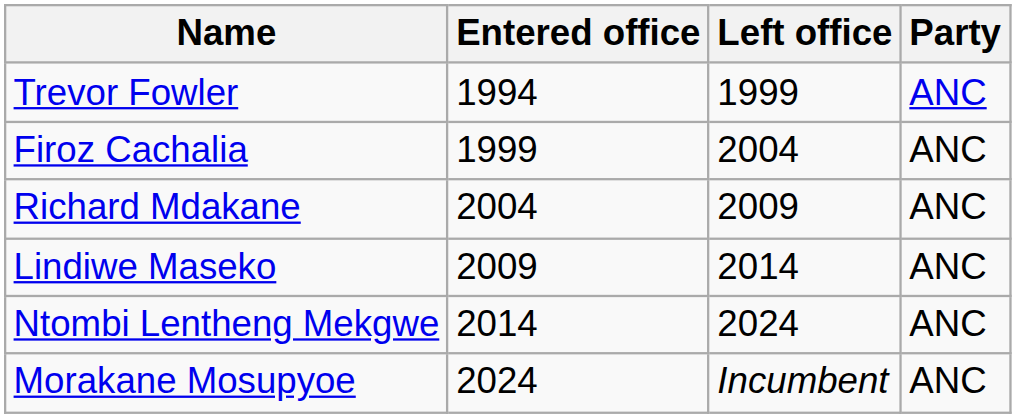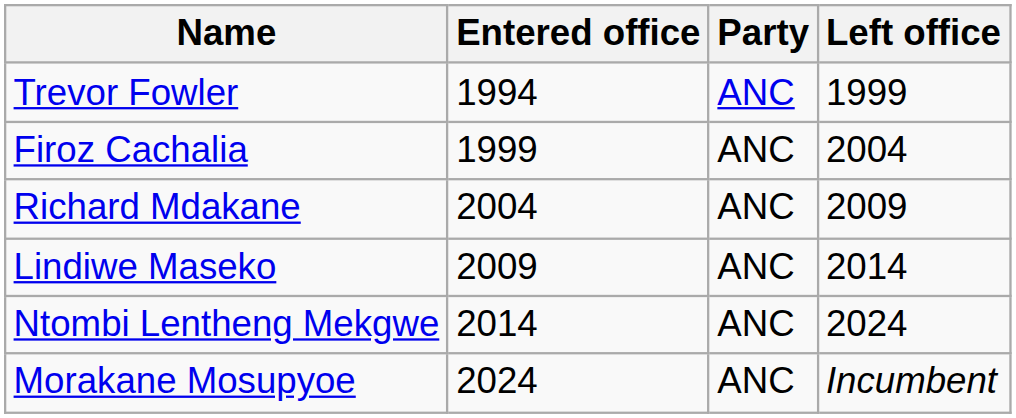columns swapped: (805, 33) <-> (955, 33)
